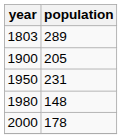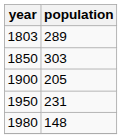+ row: (23, 58)
- row: (23, 123)
